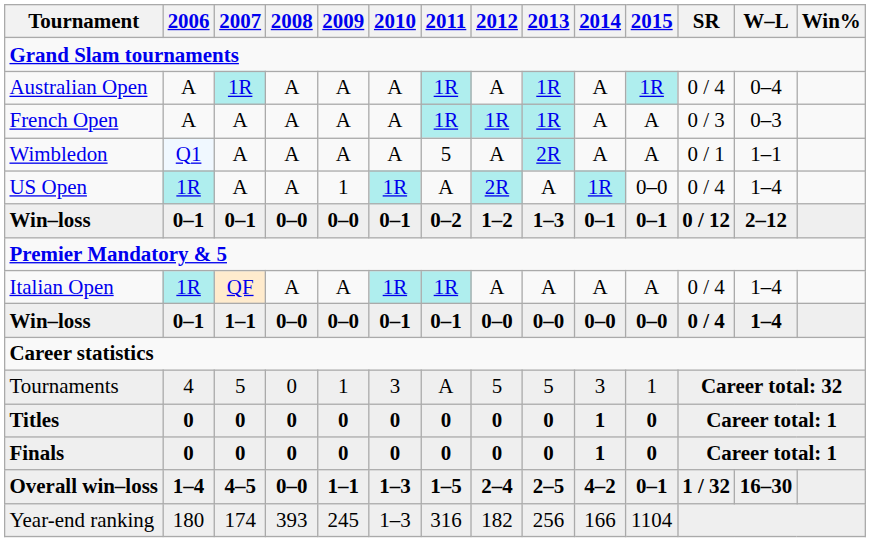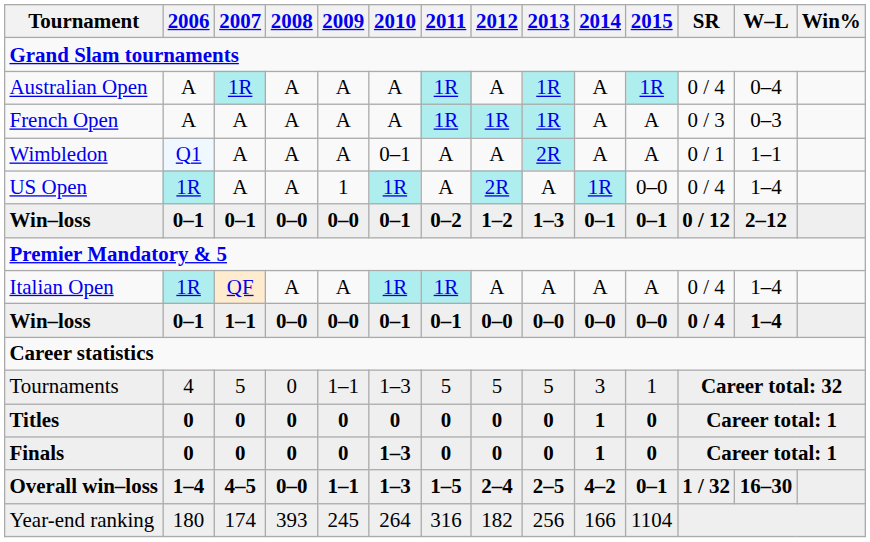(395, 154) A -> (395, 154) 0–1
(446, 154) 5 -> (446, 154) A
(343, 386) 1 -> (343, 386) 1–1
(395, 386) 3 -> (395, 386) 1–3
(446, 386) A -> (446, 386) 5
(395, 453) 0 -> (395, 453) 1–3
(395, 519) 1–3 -> (395, 519) 264
